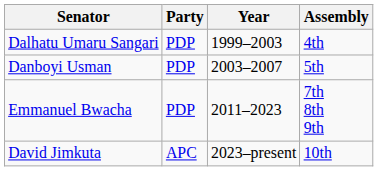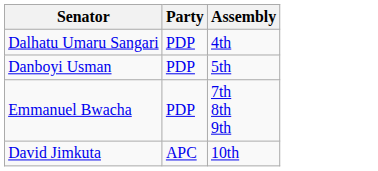- column: (254, 17)
